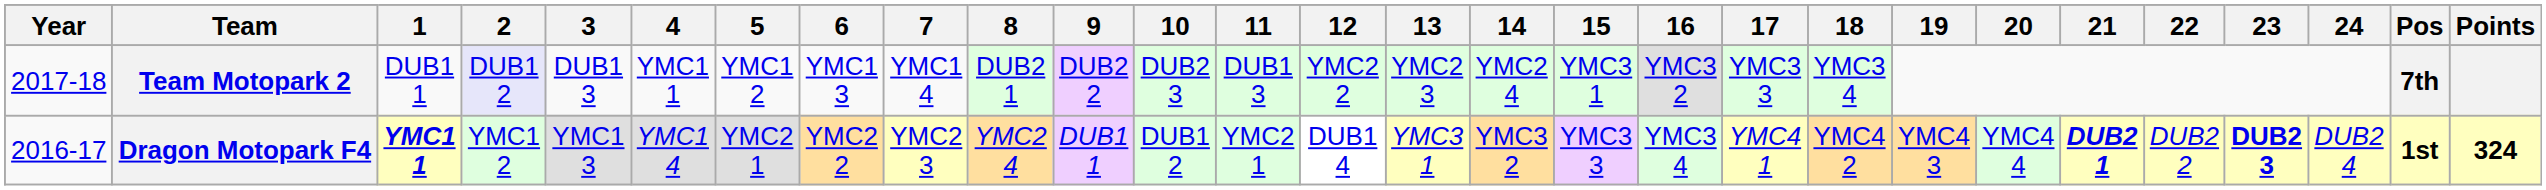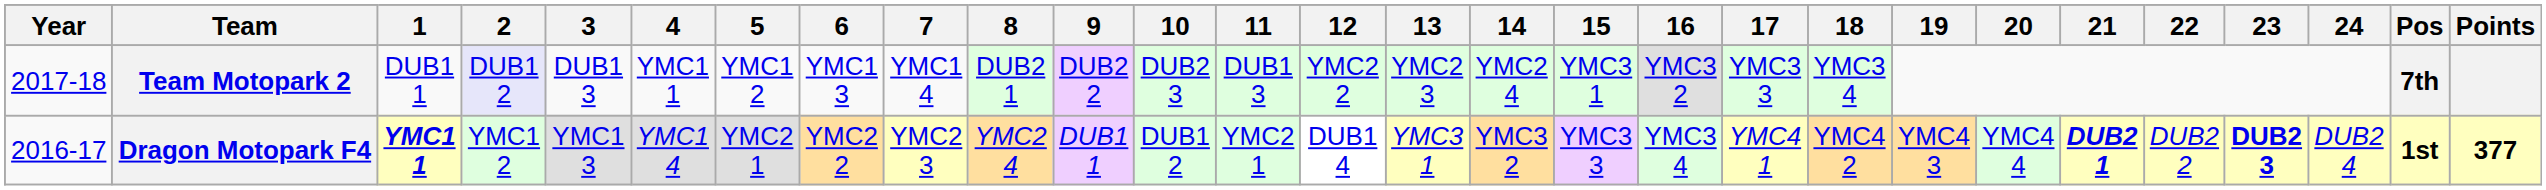(2496, 150) 324 -> (2496, 150) 377
